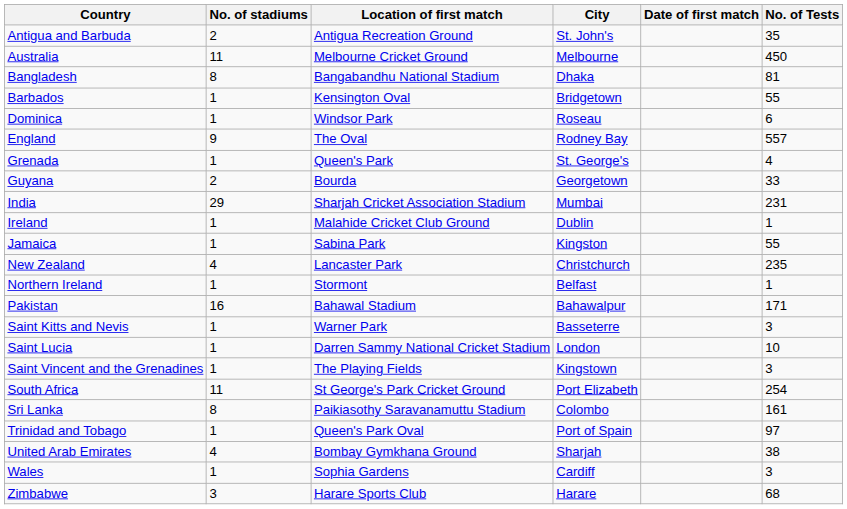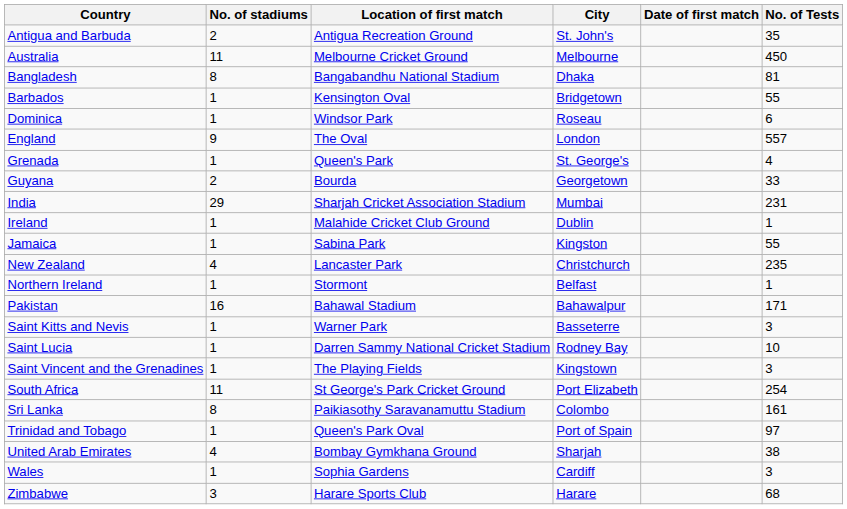(592, 139) Rodney Bay -> (578, 139) London
(578, 347) London -> (592, 347) Rodney Bay
